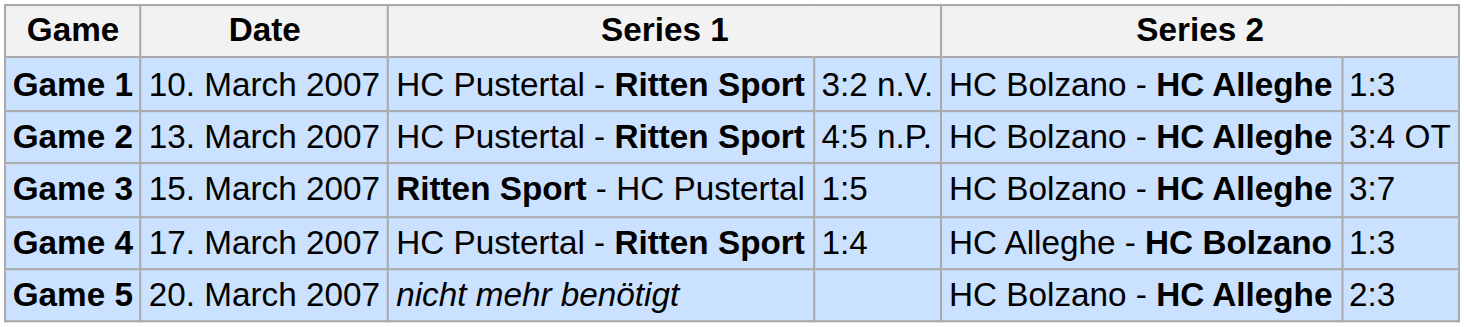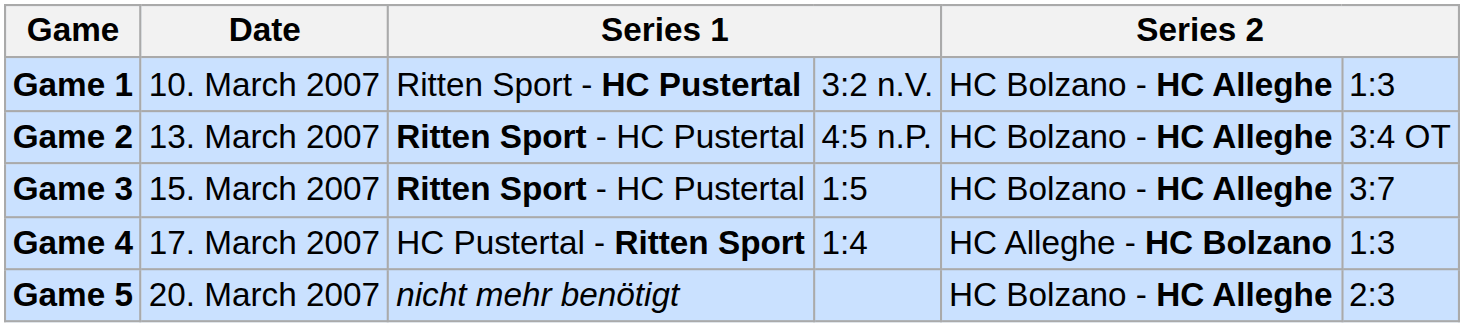(601, 83) HC Pustertal - Ritten Sport -> (599, 83) Ritten Sport - HC Pustertal
(601, 136) HC Pustertal - Ritten Sport -> (601, 136) Ritten Sport - HC Pustertal
